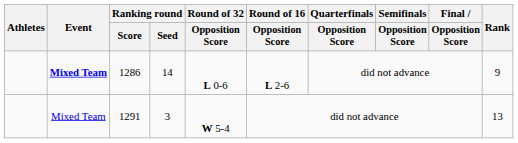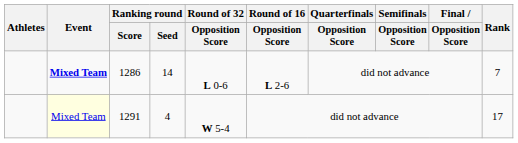(497, 73) 9 -> (497, 73) 7
(78, 116) no background -> (78, 116) lightyellow background
(167, 116) 3 -> (167, 116) 4
(497, 116) 13 -> (497, 116) 17
